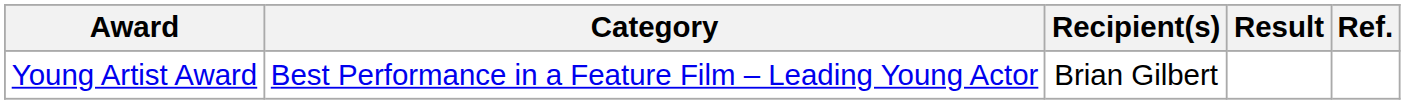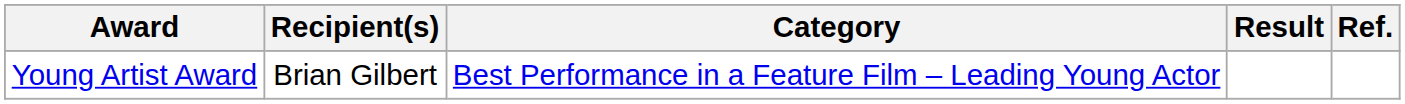columns swapped: (655, 27) <-> (1136, 27)
